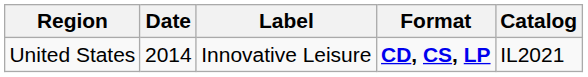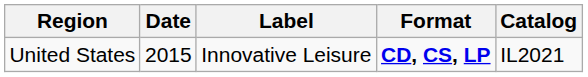(168, 54) 2014 -> (168, 54) 2015
